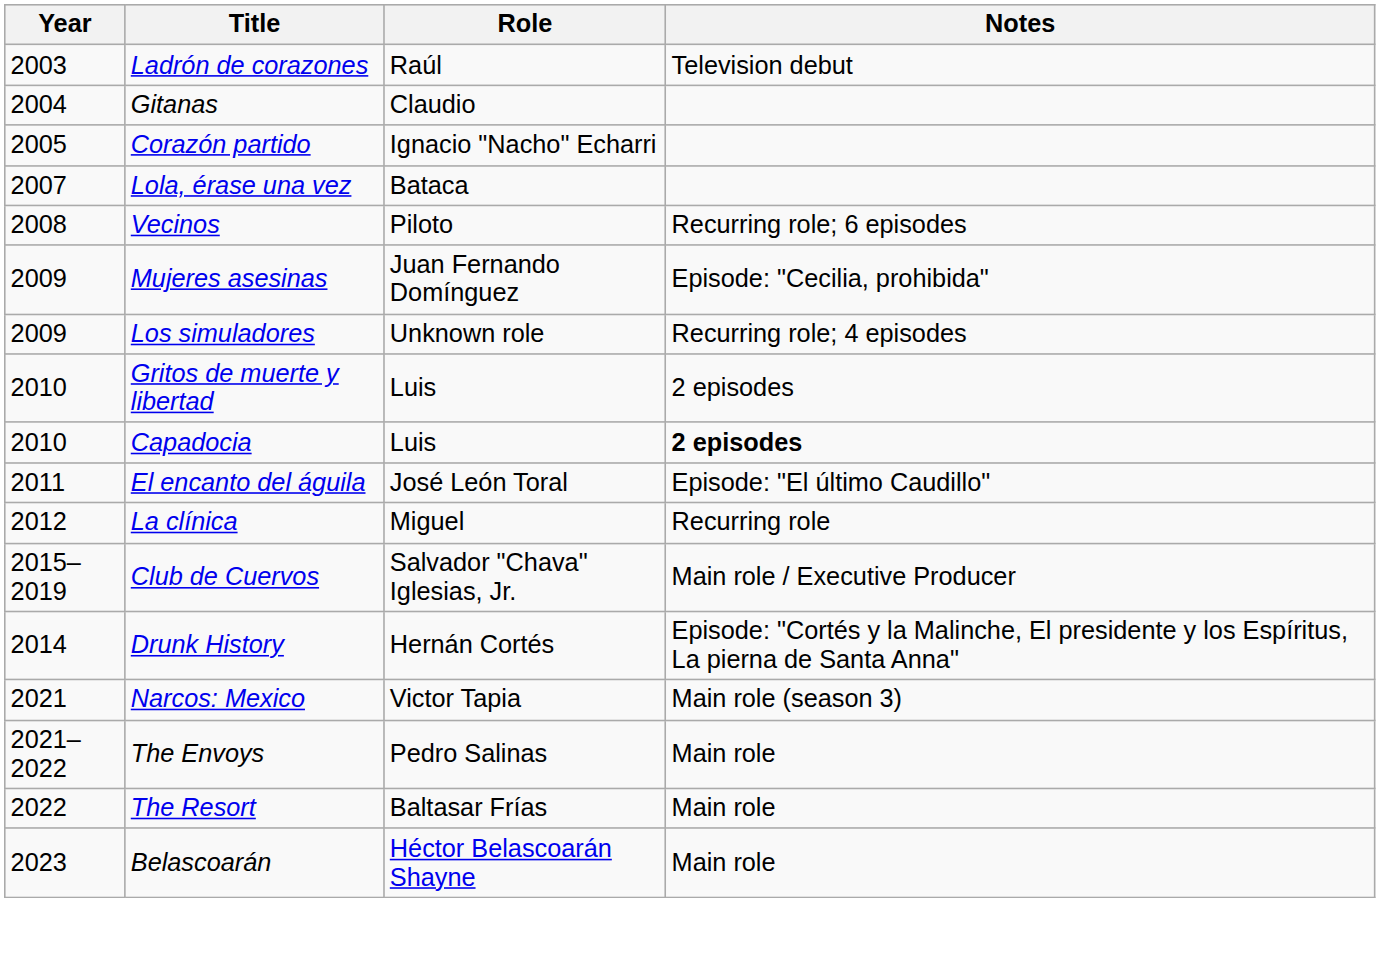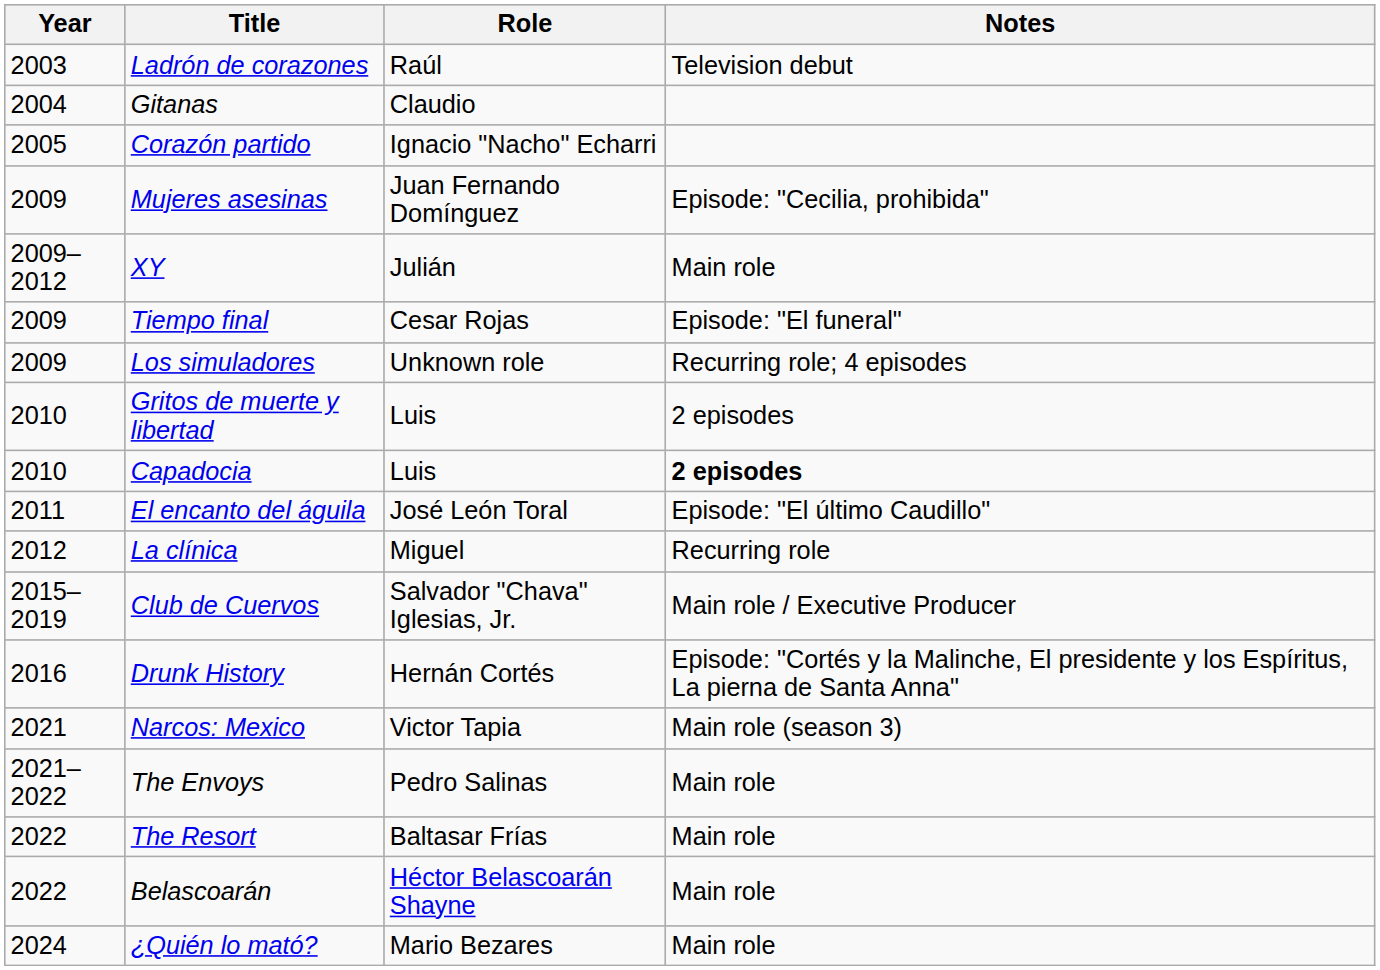- row: (241, 184)
- row: (175, 225)
+ row: (148, 267)
+ row: (200, 321)
(39, 645) 2014 -> (39, 673) 2016
(39, 862) 2023 -> (39, 890) 2022
+ row: (224, 945)
